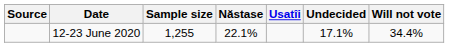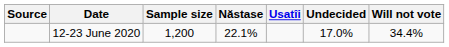(179, 33) 1,255 -> (179, 33) 1,200
(336, 33) 17.1% -> (336, 33) 17.0%
